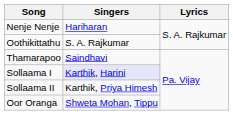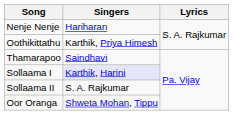(97, 42) S. A. Rajkumar -> (111, 42) Karthik, Priya Himesh
(111, 88) Karthik, Priya Himesh -> (97, 88) S. A. Rajkumar
